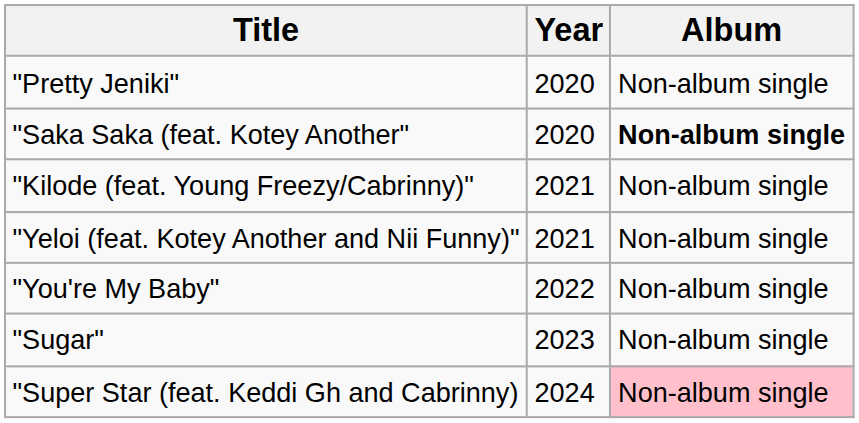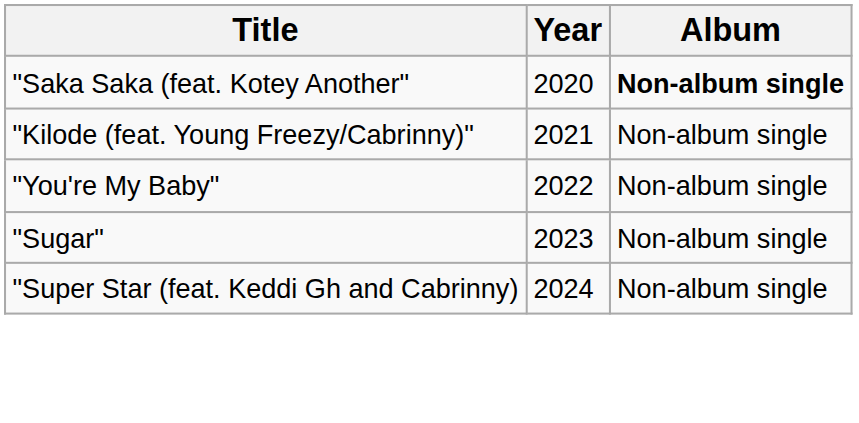- row: (96, 83)
- row: (266, 238)
(723, 392) pink background -> (722, 289) no background
